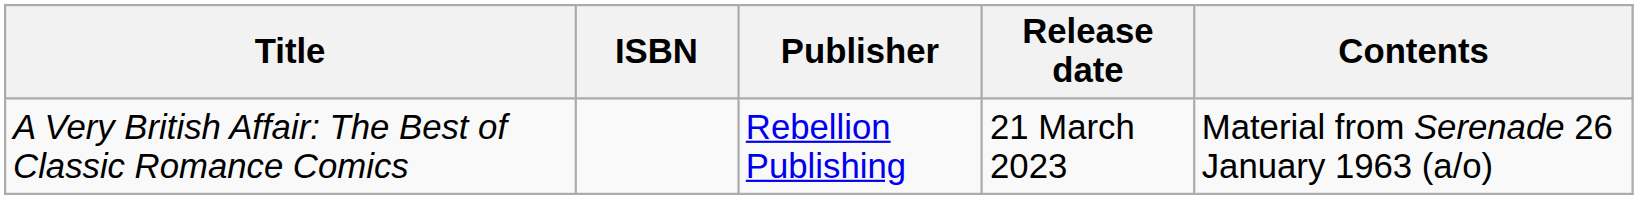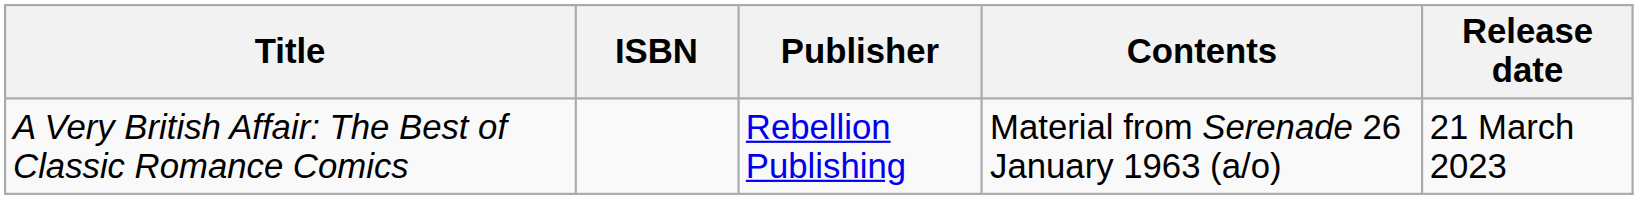columns swapped: (1088, 51) <-> (1414, 51)
